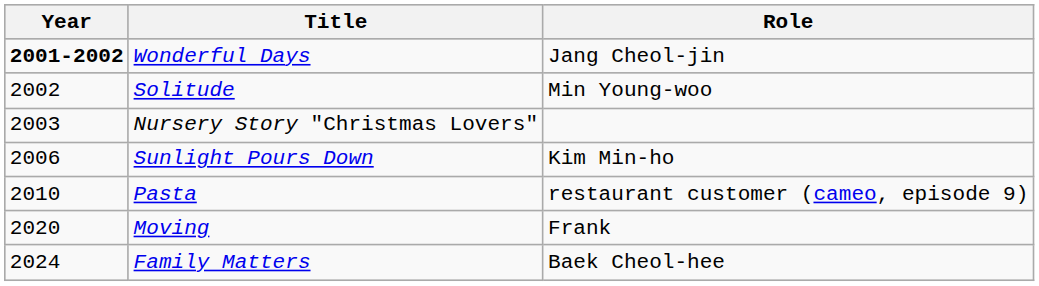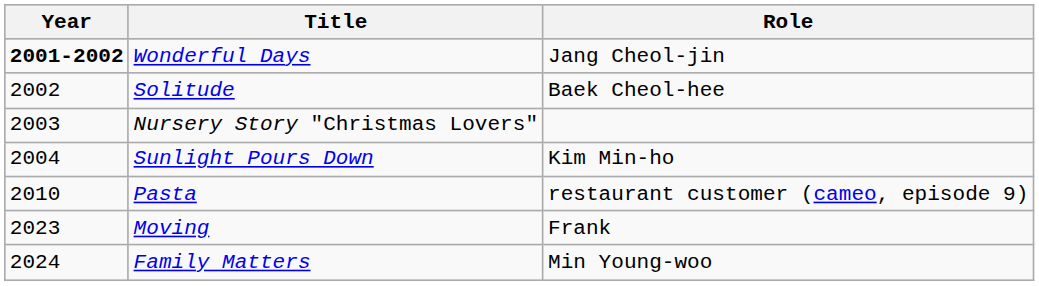(630, 91) Min Young-woo -> (637, 91) Baek Cheol-hee
(35, 159) 2006 -> (35, 159) 2004
(35, 228) 2020 -> (35, 228) 2023
(637, 262) Baek Cheol-hee -> (630, 262) Min Young-woo
